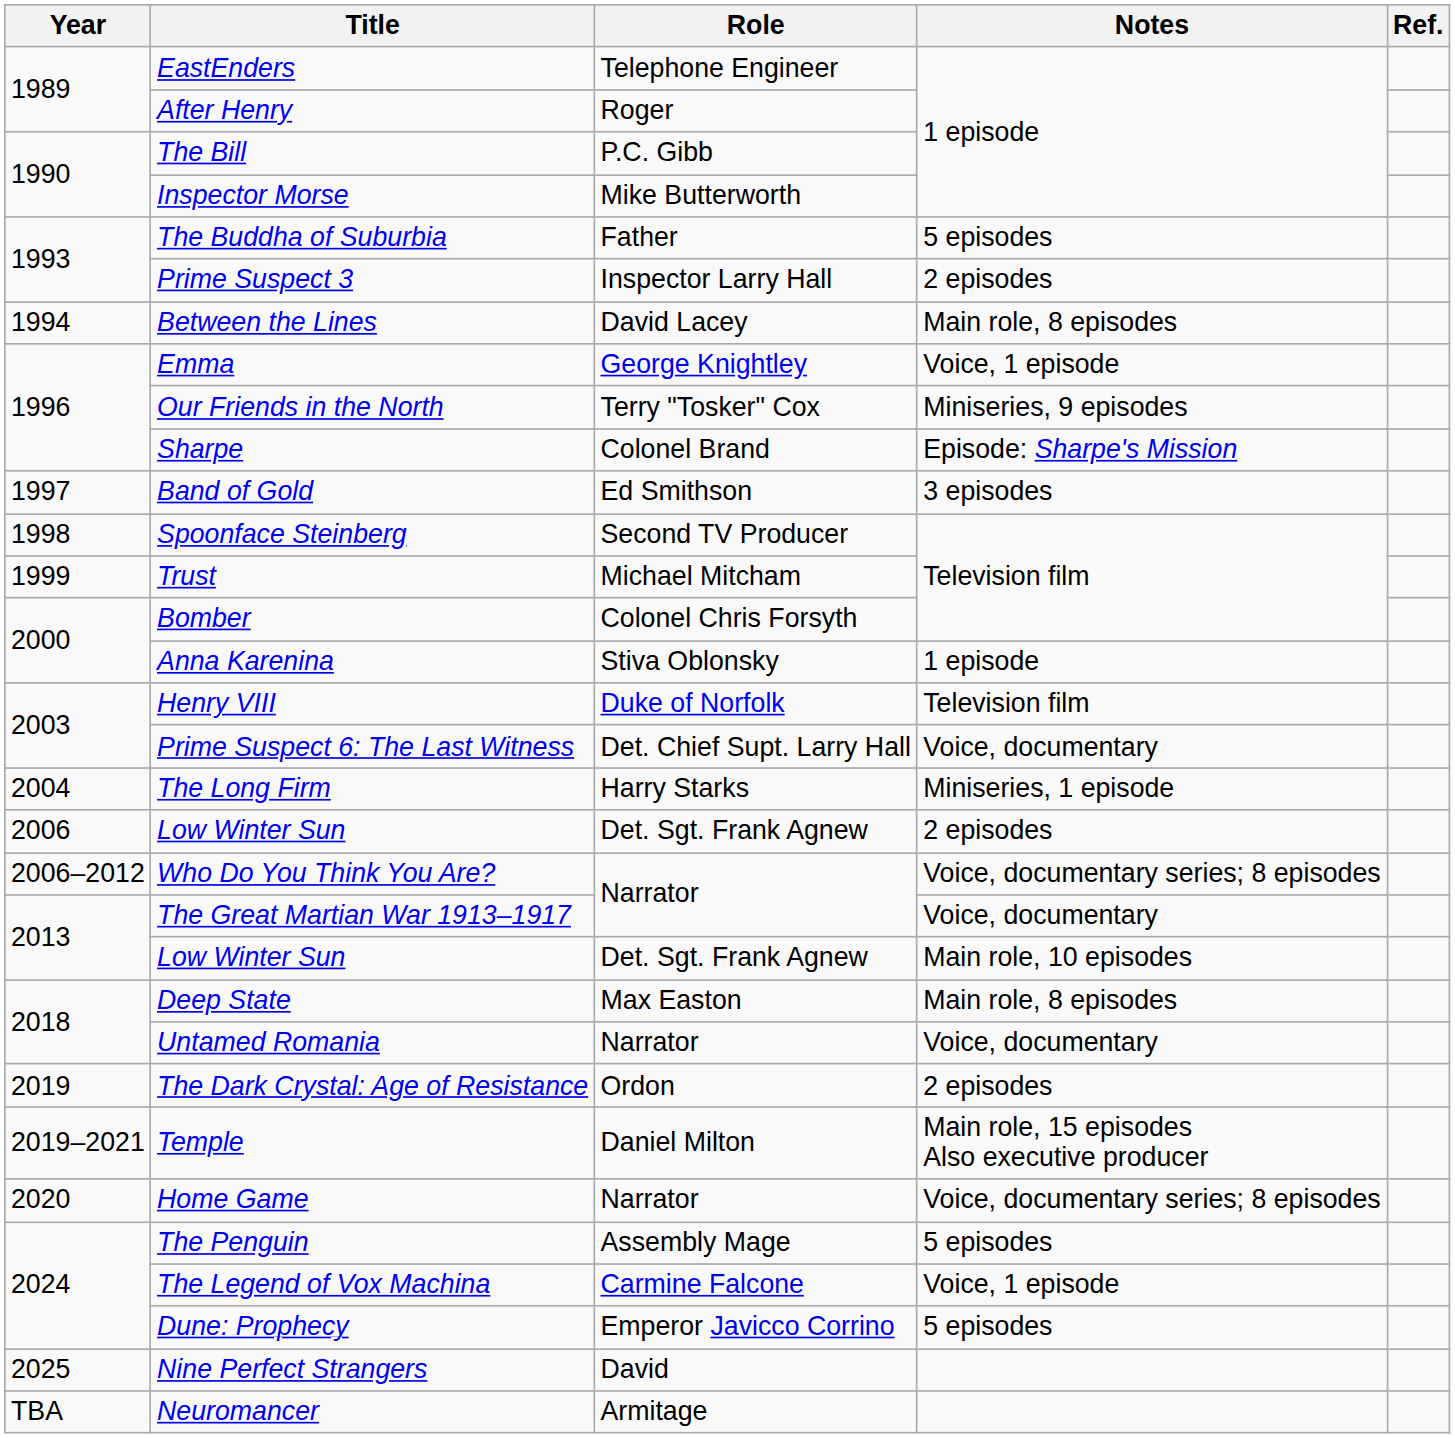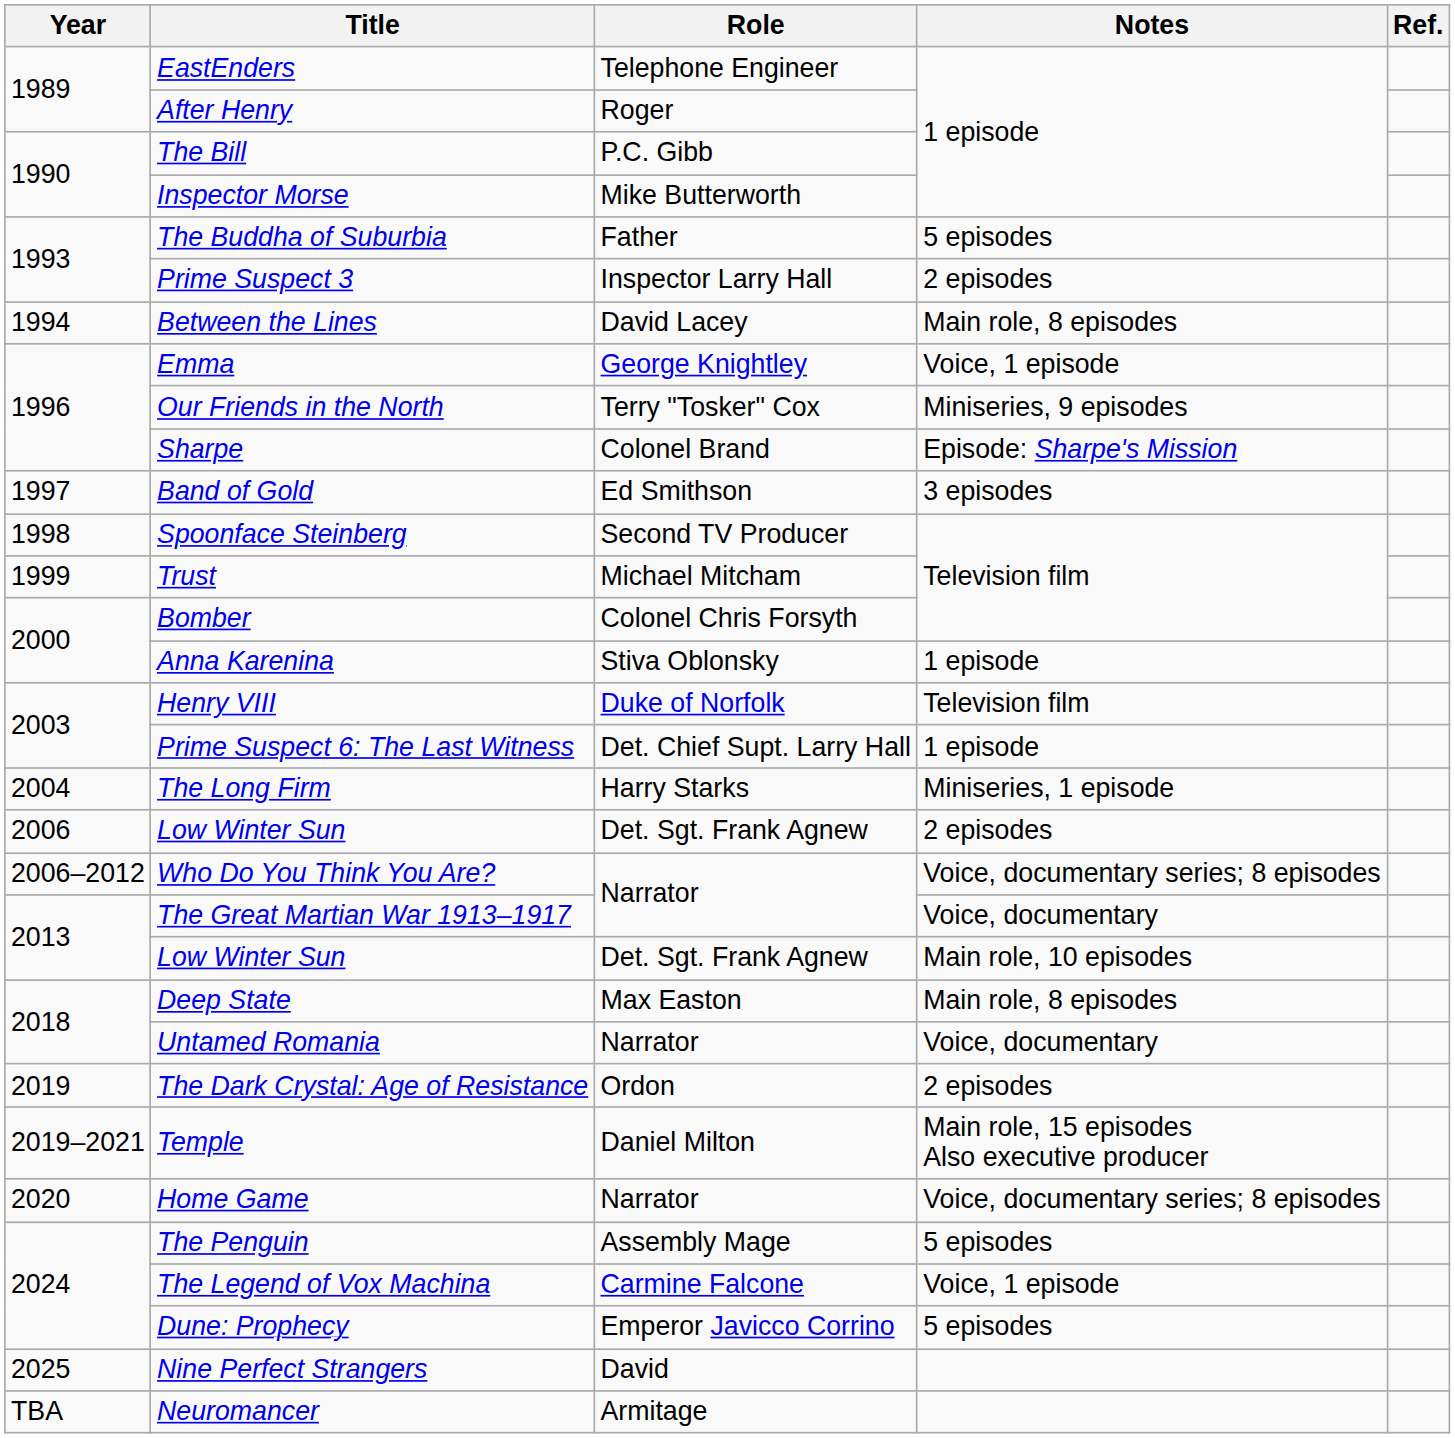(1041, 746) Voice, documentary -> (981, 746) 1 episode
